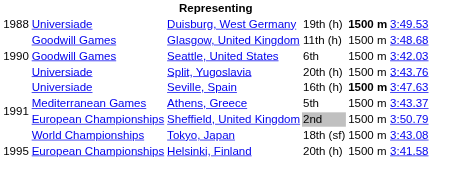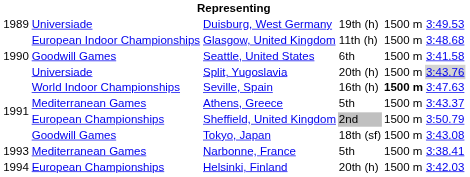(16, 24) 1988 -> (16, 24) 1989
(368, 24) bold -> (403, 24) normal
(74, 40) Goodwill Games -> (116, 40) European Indoor Championships
(409, 56) 3:42.03 -> (445, 56) 3:41.58
(409, 72) no background -> (445, 72) lightgrey background
(62, 87) Universiade -> (106, 87) World Indoor Championships
(88, 135) World Championships -> (74, 135) Goodwill Games
+ row: (249, 151)
(16, 151) 1995 -> (16, 167) 1994
(409, 151) 3:41.58 -> (445, 167) 3:42.03
